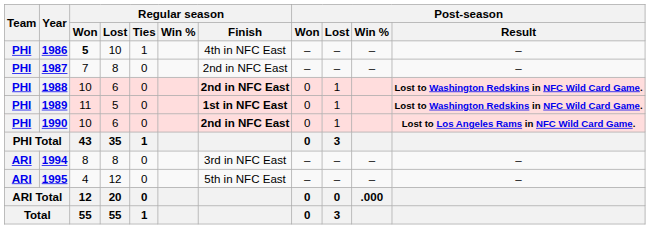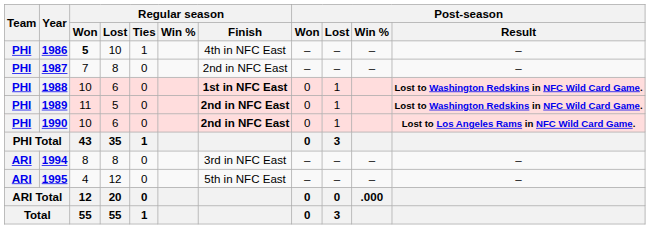(245, 87) 2nd in NFC East -> (245, 87) 1st in NFC East
(245, 105) 1st in NFC East -> (245, 105) 2nd in NFC East
